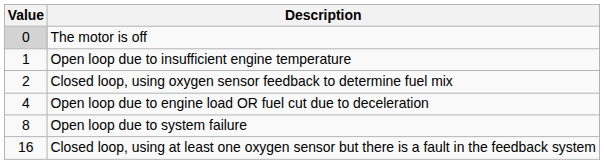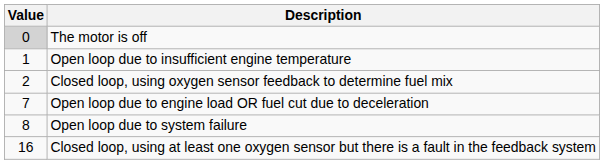(26, 103) 4 -> (26, 103) 7
